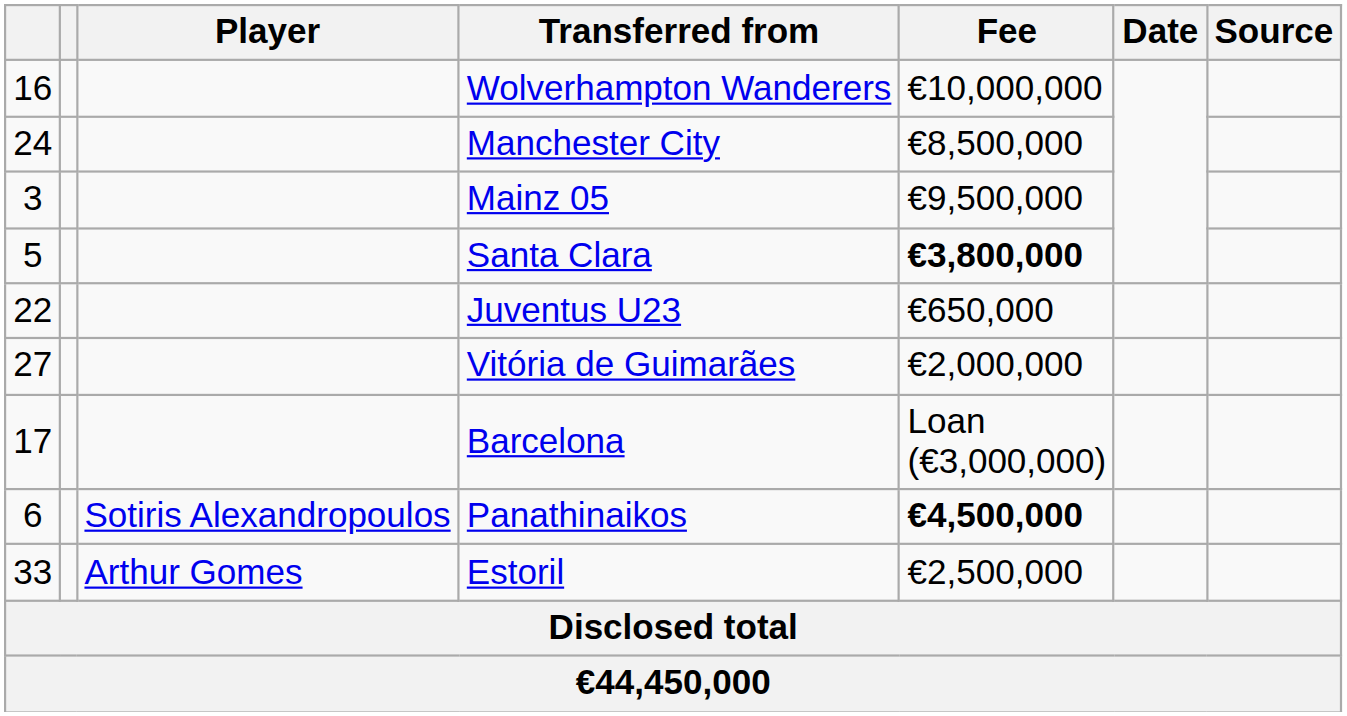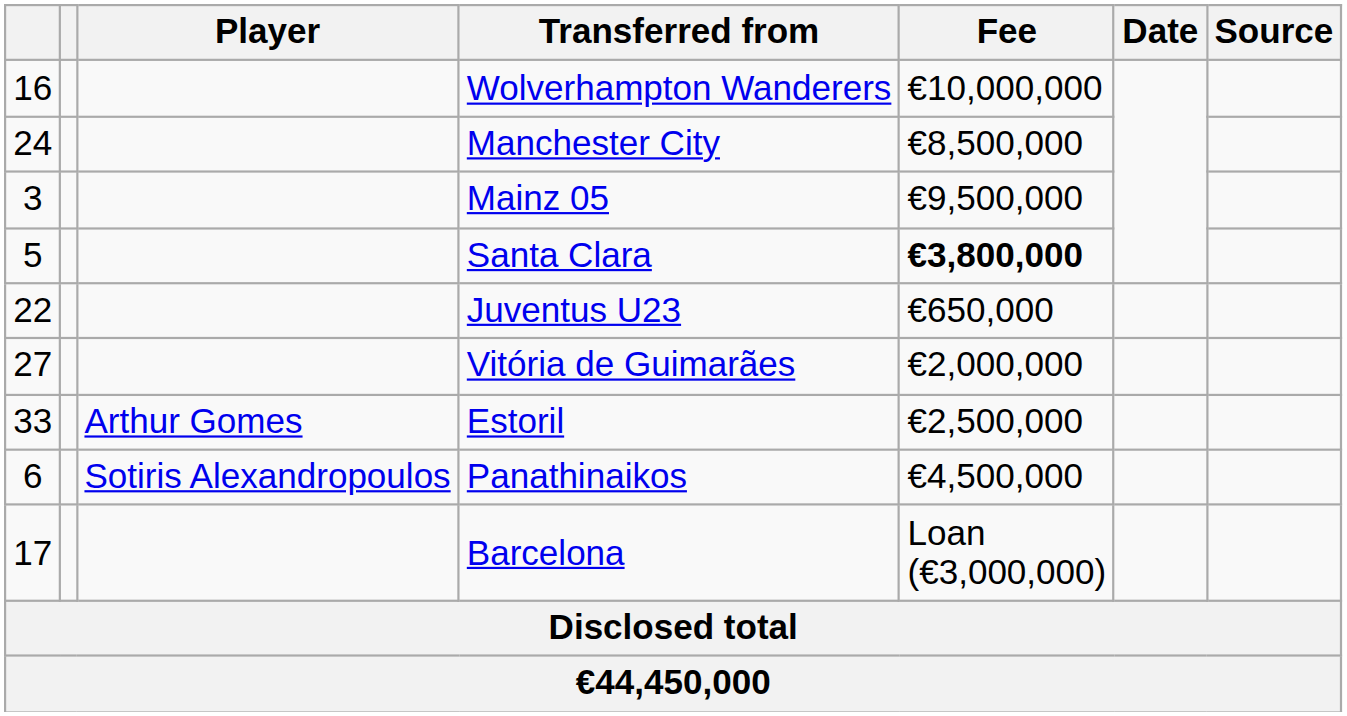rows swapped: (546, 440) <-> (515, 571)
(995, 516) bold -> (995, 476) normal
